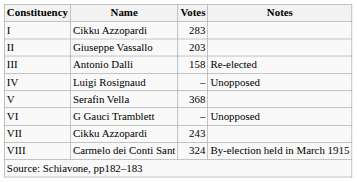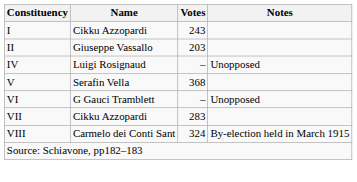(197, 30) 283 -> (197, 30) 243
- row: (12, 64)
(197, 133) 243 -> (197, 116) 283
